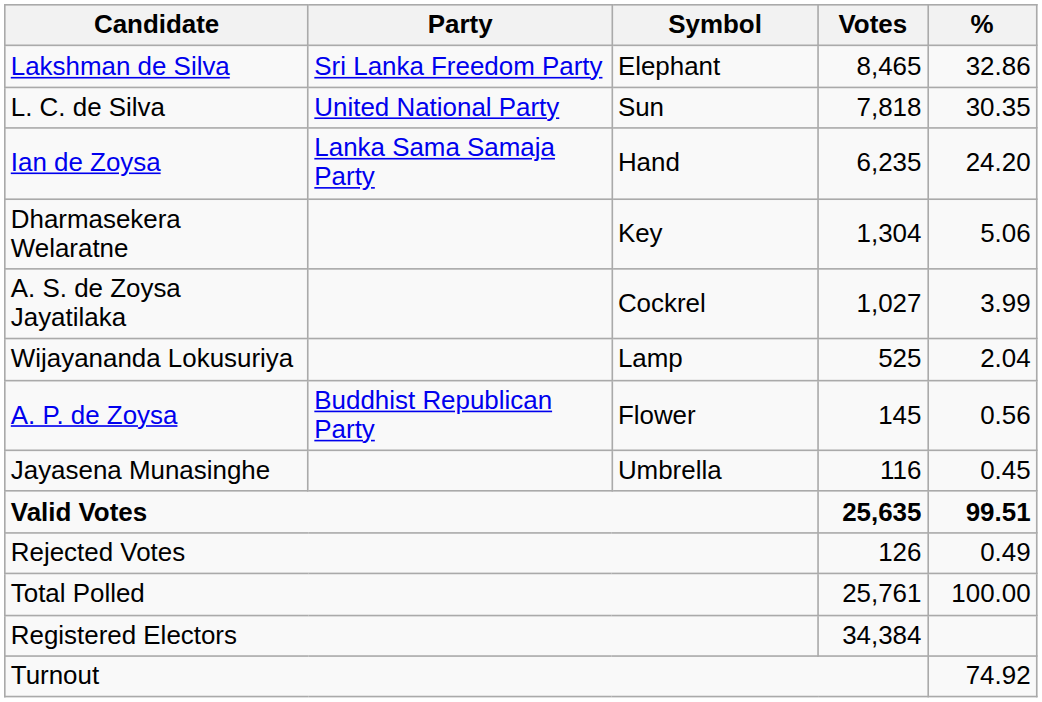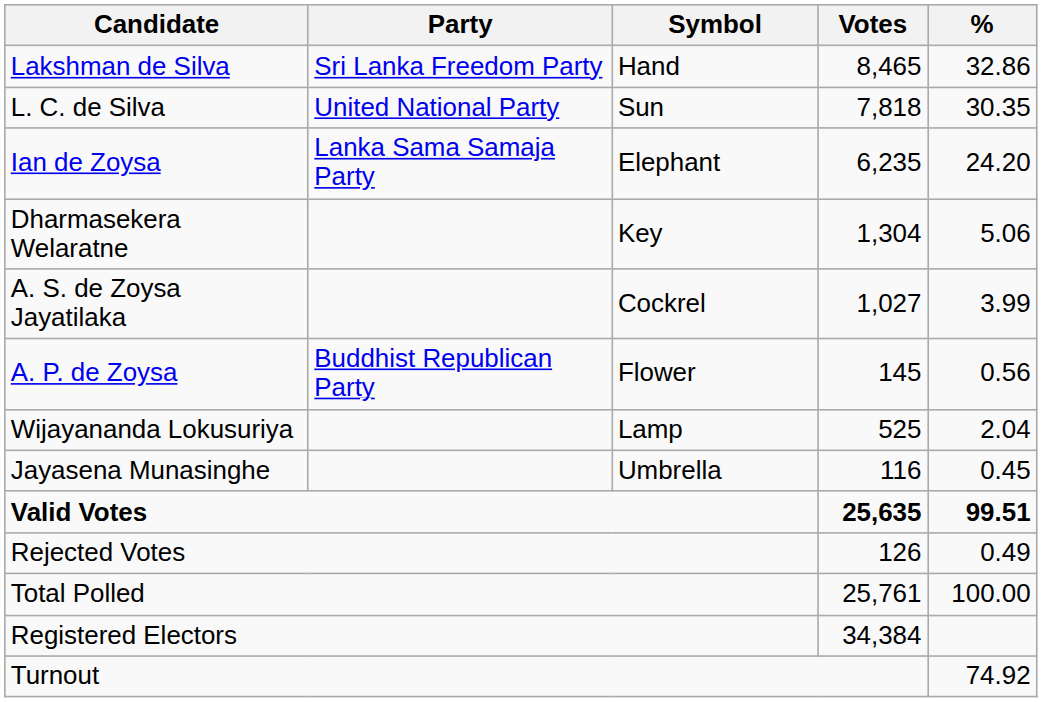(669, 66) Elephant -> (649, 66) Hand
(649, 162) Hand -> (669, 162) Elephant
rows swapped: (152, 359) <-> (94, 414)
